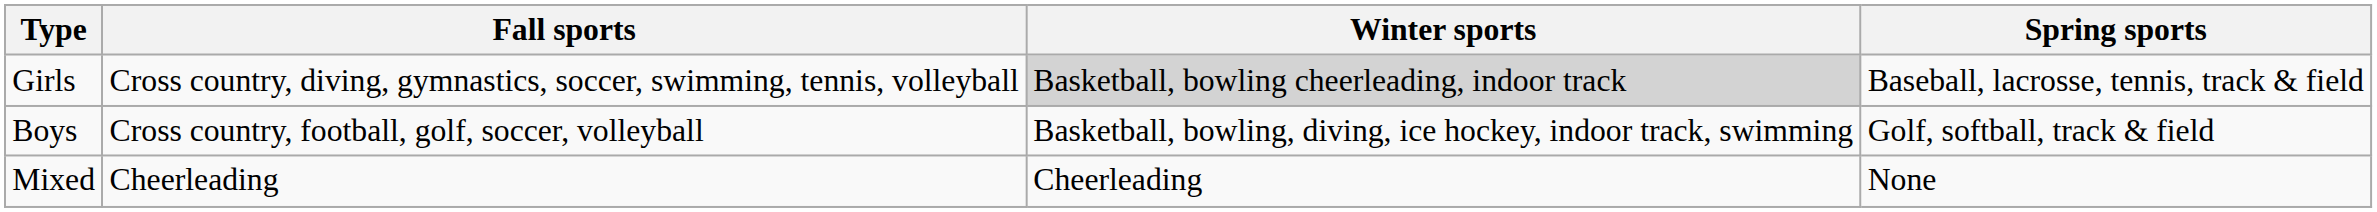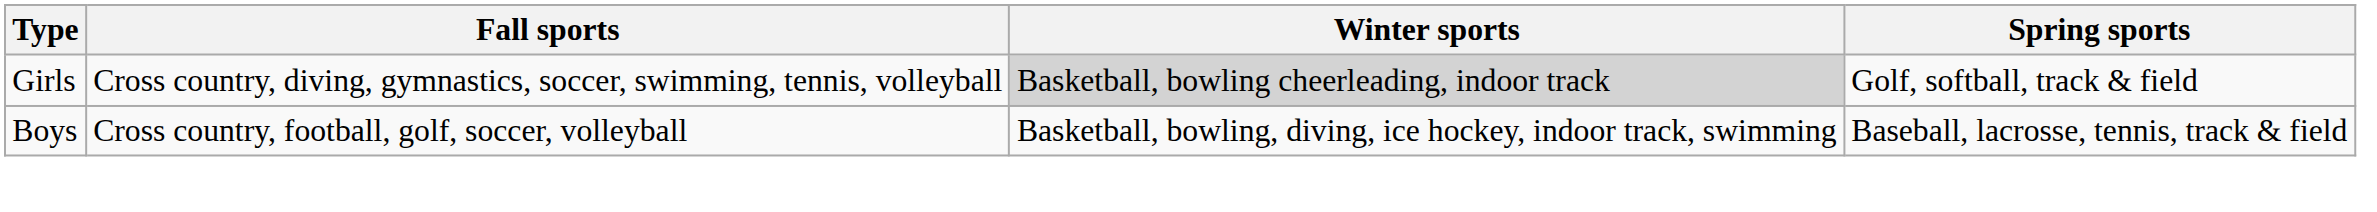(2116, 79) Baseball, lacrosse, tennis, track & field -> (2025, 79) Golf, softball, track & field
(2041, 130) Golf, softball, track & field -> (2099, 130) Baseball, lacrosse, tennis, track & field
- row: (54, 180)
